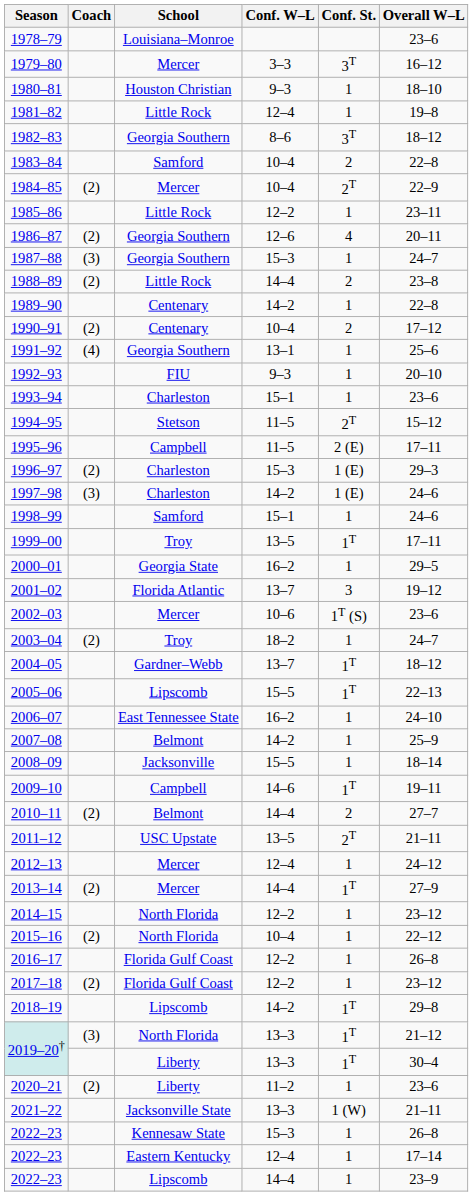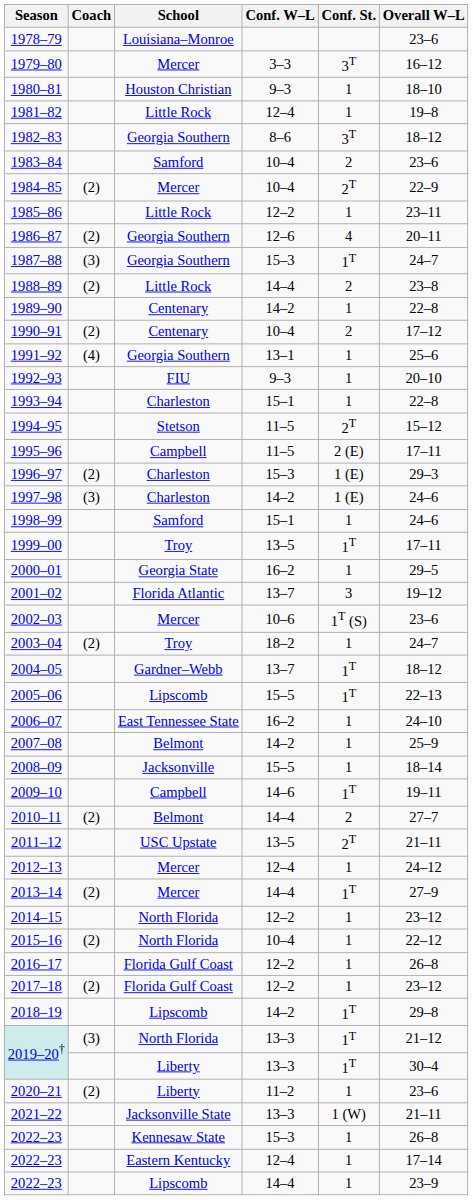(424, 162) 22–8 -> (424, 162) 23–6
(349, 258) 1 -> (349, 260) 1T
(424, 397) 23–6 -> (424, 401) 22–8
